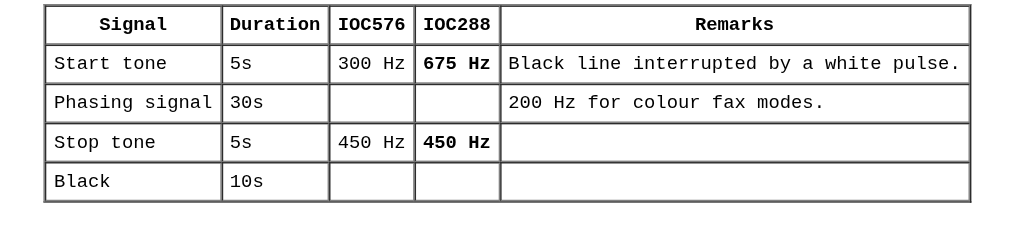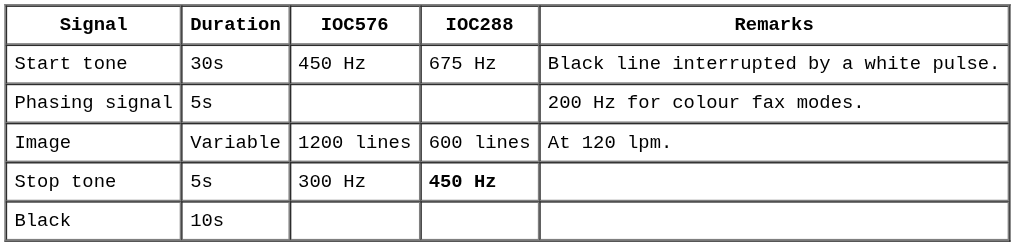(241, 64) 5s -> (207, 64) 30s
(372, 64) 300 Hz -> (332, 64) 450 Hz
(457, 64) bold -> (463, 64) normal
(247, 103) 30s -> (202, 103) 5s
+ row: (43, 142)
(372, 142) 450 Hz -> (332, 182) 300 Hz
